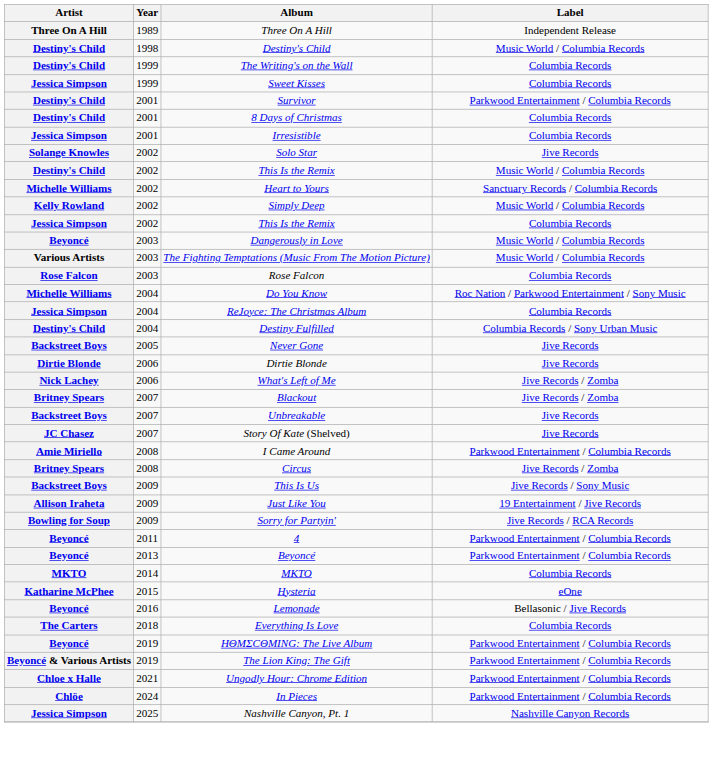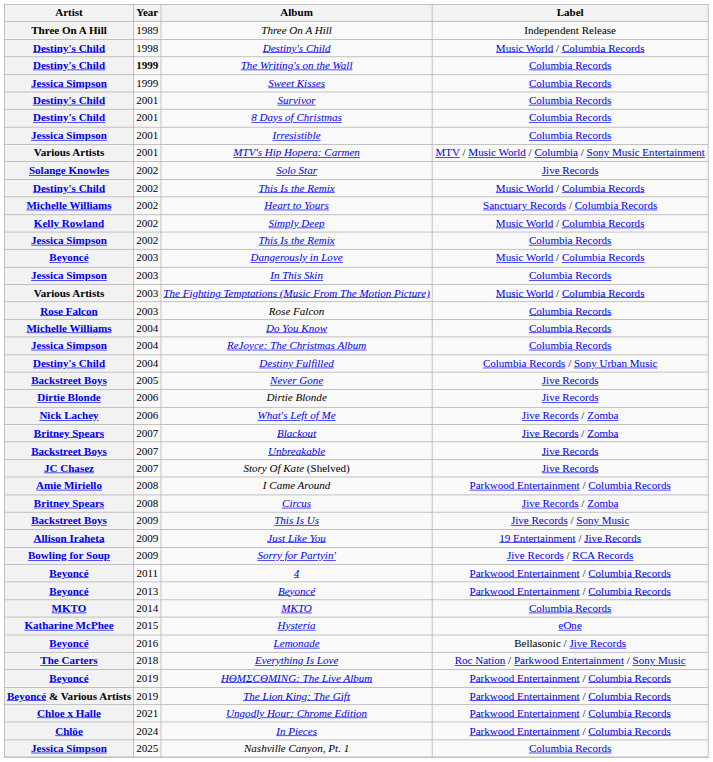(147, 65) normal -> (147, 65) bold
(570, 100) Parkwood Entertainment / Columbia Records -> (570, 100) Columbia Records
+ row: (69, 153)
+ row: (69, 275)
(570, 293) Roc Nation / Parkwood Entertainment / Sony Music -> (570, 328) Columbia Records
(570, 626) Columbia Records -> (570, 661) Roc Nation / Parkwood Entertainment / Sony Music
(570, 713) Nashville Canyon Records -> (570, 748) Columbia Records
